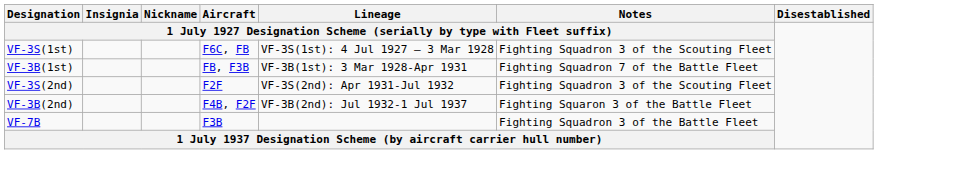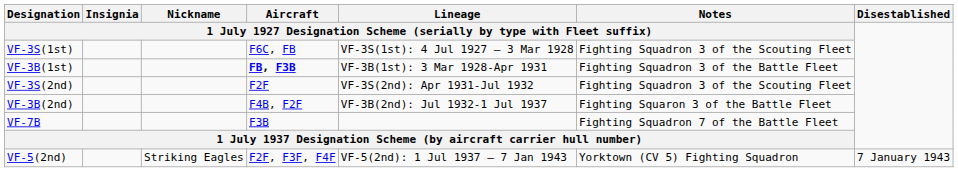(226, 67) normal -> (272, 67) bold
(629, 67) Fighting Squadron 7 of the Battle Fleet -> (709, 67) Fighting Squadron 3 of the Battle Fleet
(629, 121) Fighting Squadron 3 of the Battle Fleet -> (709, 121) Fighting Squadron 7 of the Battle Fleet
+ row: (37, 158)
